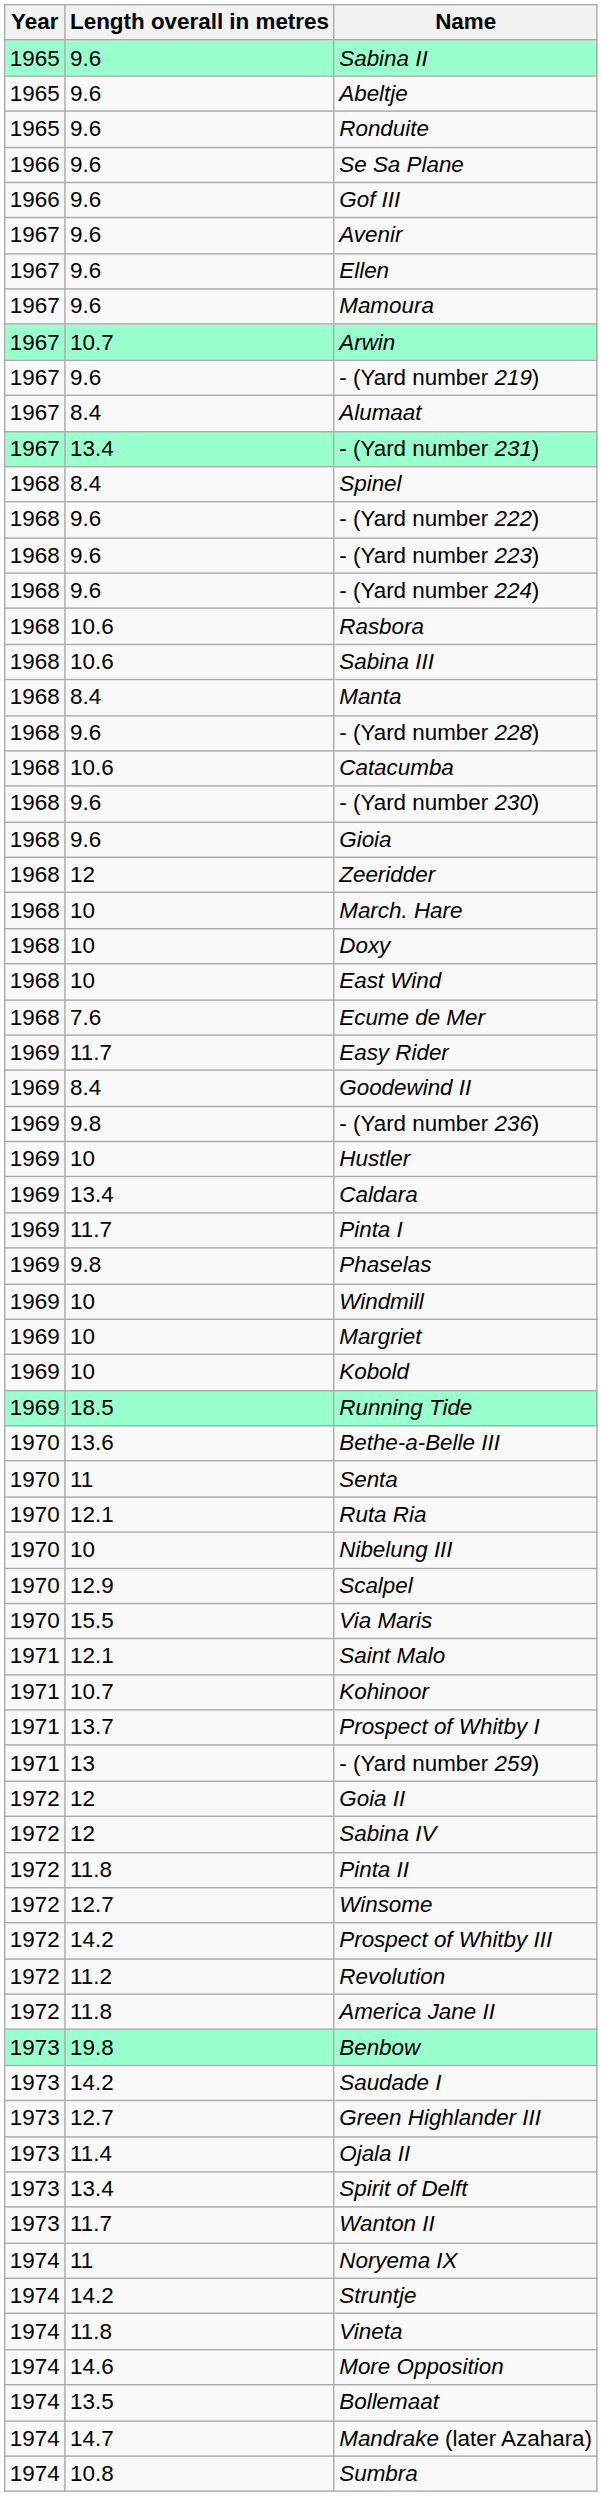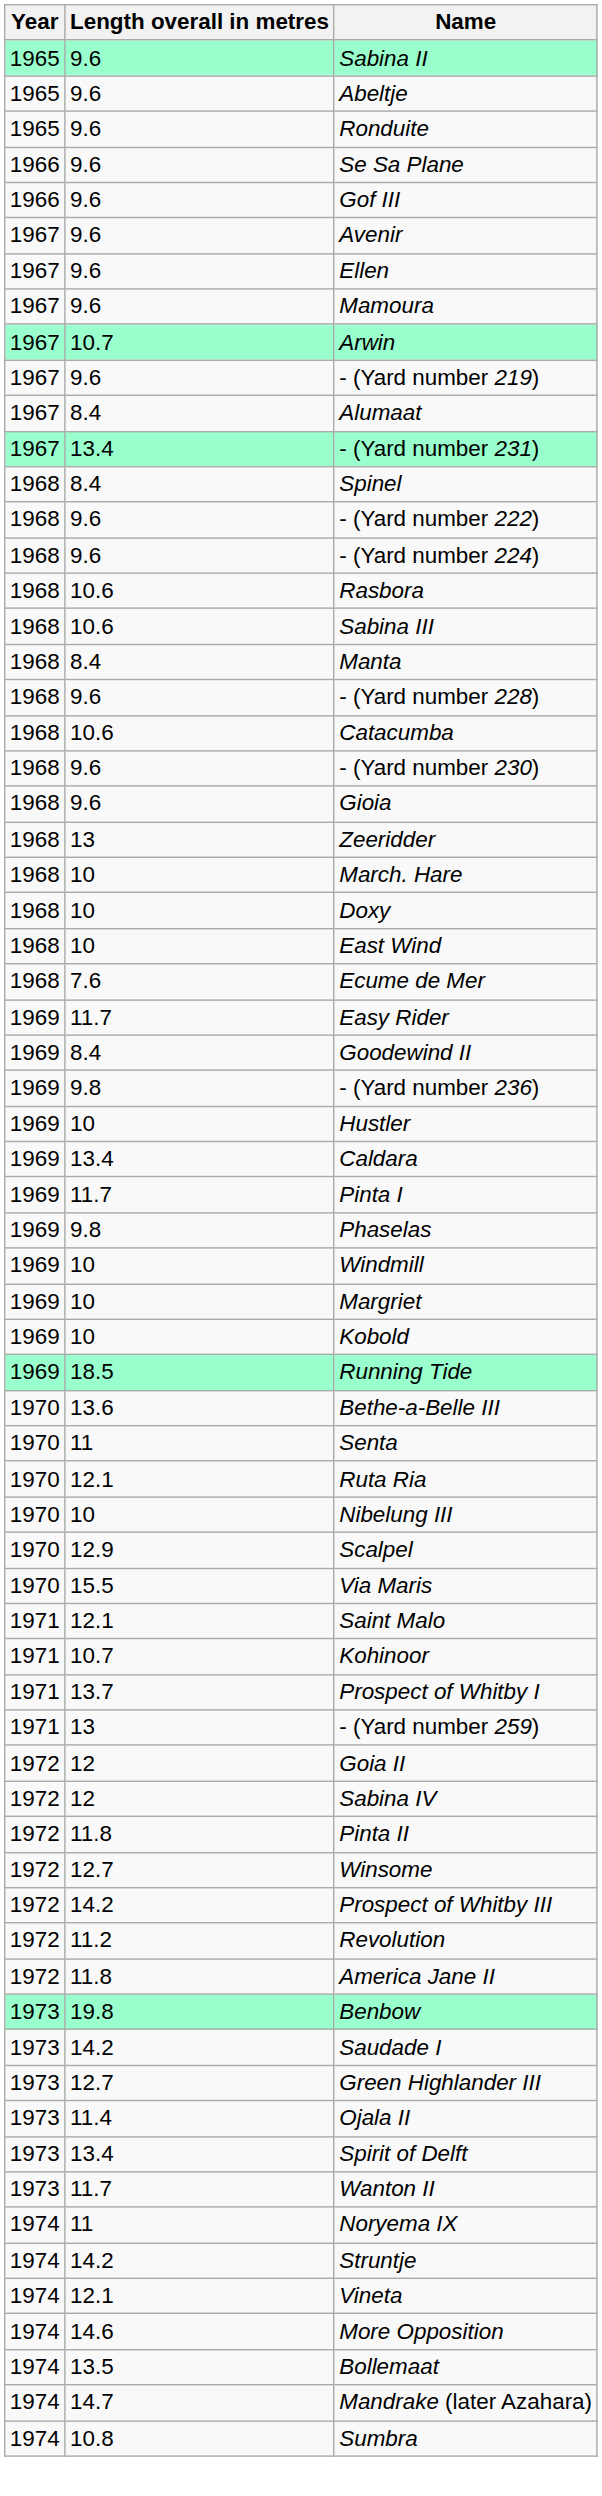- row: (439, 555)
(82, 874) 12 -> (82, 839) 13
(91, 2331) 11.8 -> (92, 2295) 12.1
